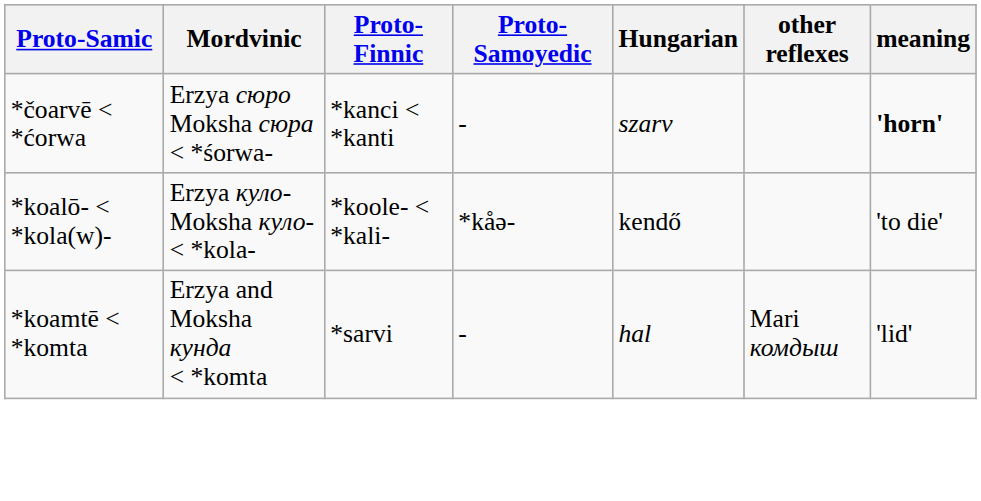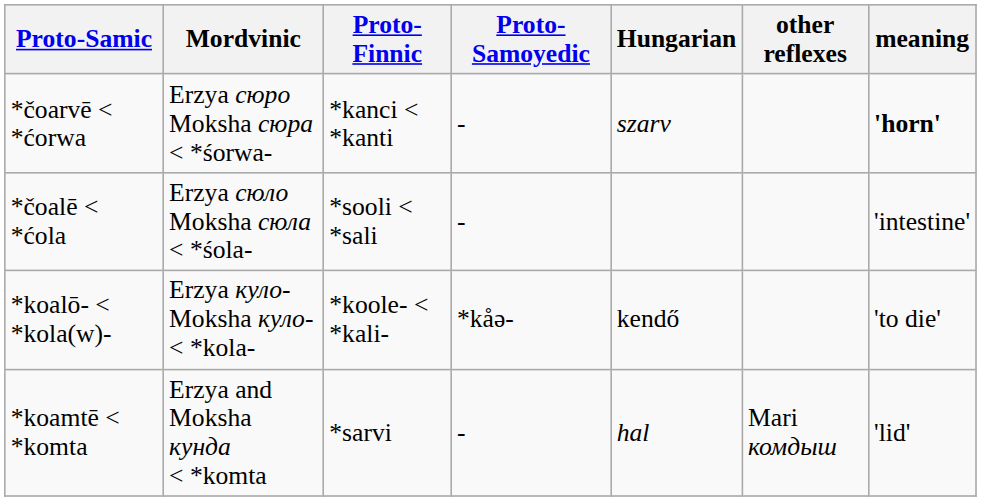+ row: (55, 221)
